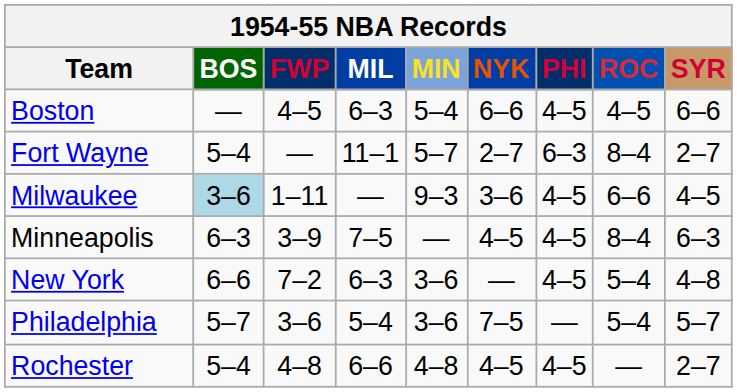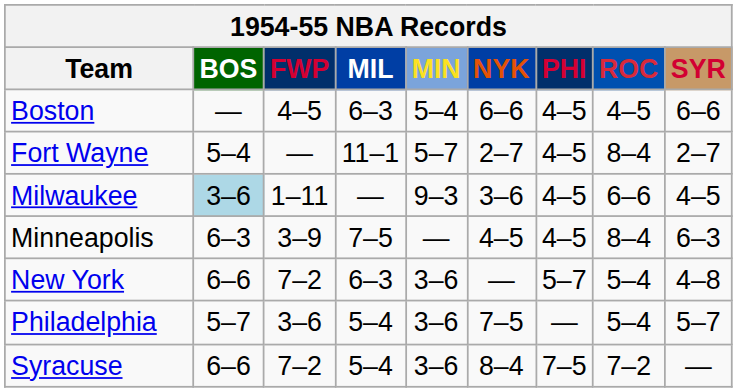(564, 153) 6–3 -> (564, 153) 4–5
(564, 280) 4–5 -> (564, 280) 5–7
- row: (72, 365)
+ row: (67, 365)
